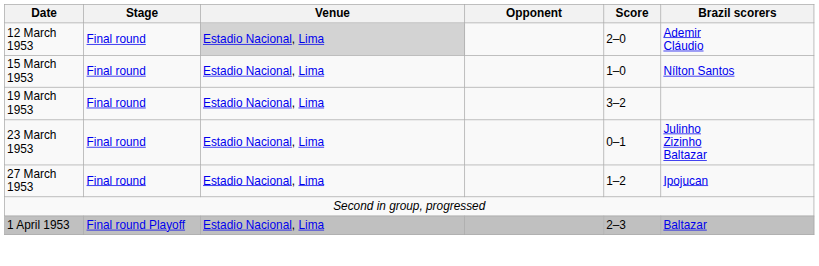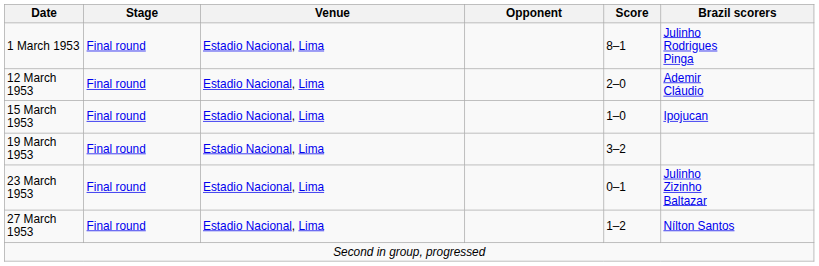+ row: (43, 45)
(264, 39) lightgrey background -> (264, 84) no background
(699, 71) Nílton Santos -> (686, 116) Ipojucan
(686, 181) Ipojucan -> (699, 226) Nílton Santos
- row: (38, 225)
